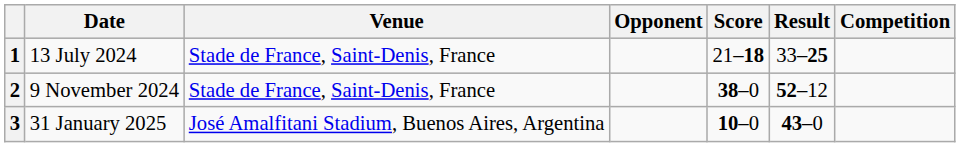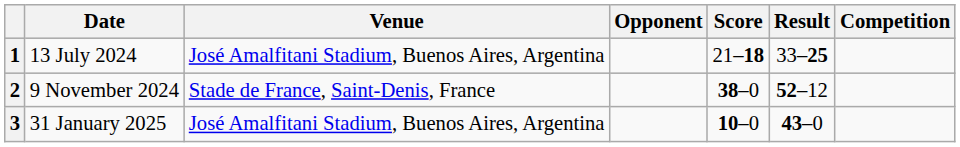(342, 55) Stade de France, Saint-Denis, France -> (397, 55) José Amalfitani Stadium, Buenos Aires, Argentina
